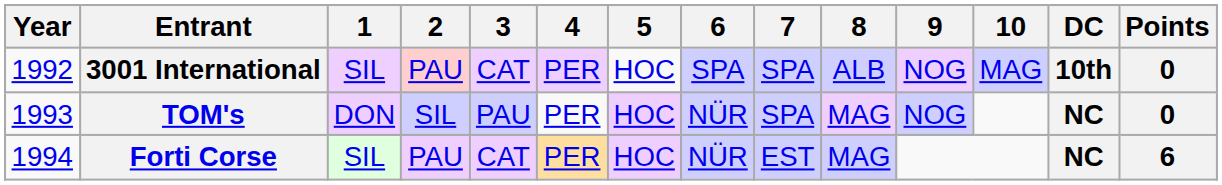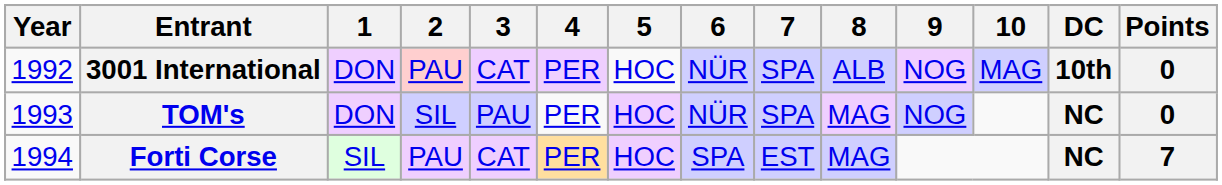(364, 70) SIL -> (364, 70) DON
(718, 70) SPA -> (718, 70) NÜR
(718, 157) NÜR -> (718, 157) SPA
(1167, 157) 6 -> (1167, 157) 7
